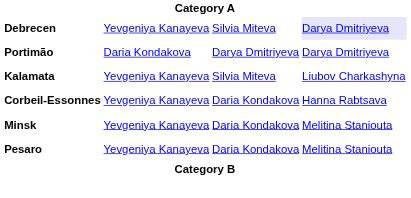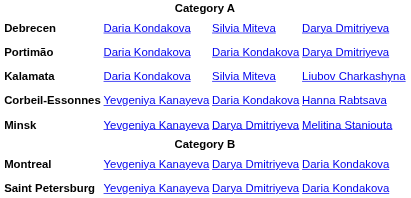(156, 28) Yevgeniya Kanayeva -> (147, 28) Daria Kondakova
(346, 28) lavender background -> (346, 28) no background
(256, 52) Darya Dmitriyeva -> (256, 52) Daria Kondakova
(156, 76) Yevgeniya Kanayeva -> (147, 76) Daria Kondakova
(256, 125) Daria Kondakova -> (256, 125) Darya Dmitriyeva
- row: (23, 149)
+ row: (28, 164)
+ row: (50, 189)
